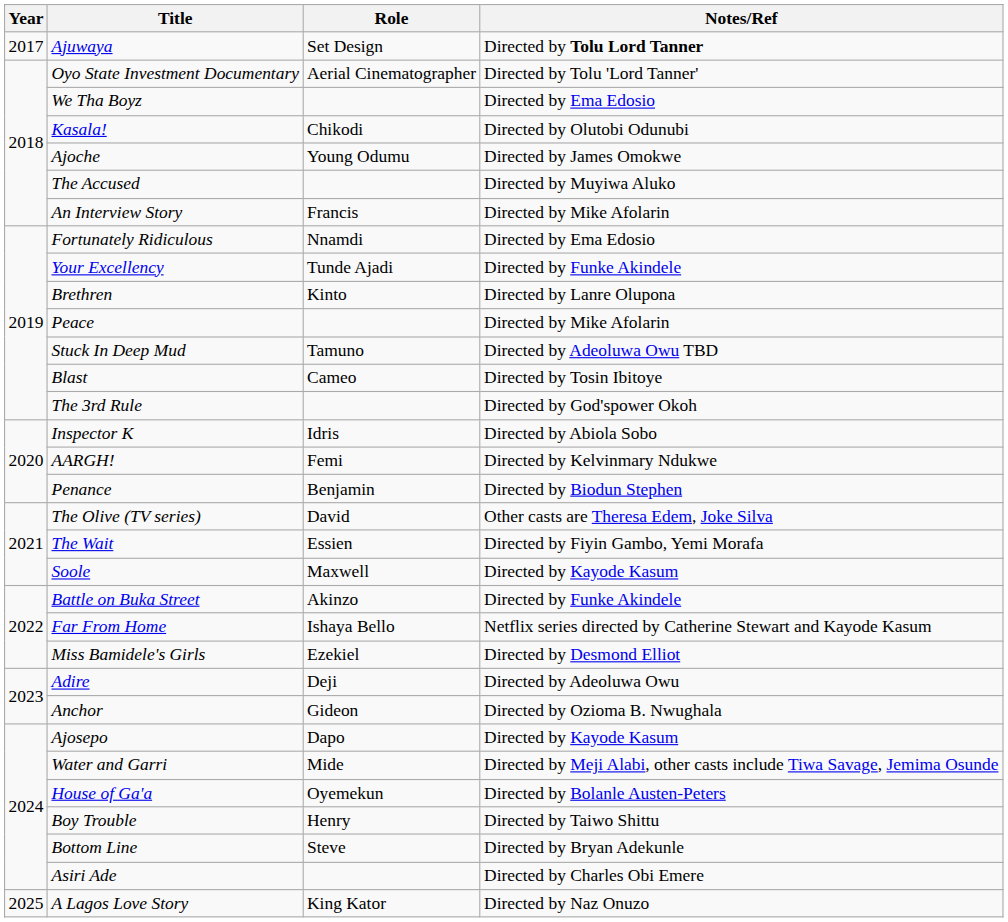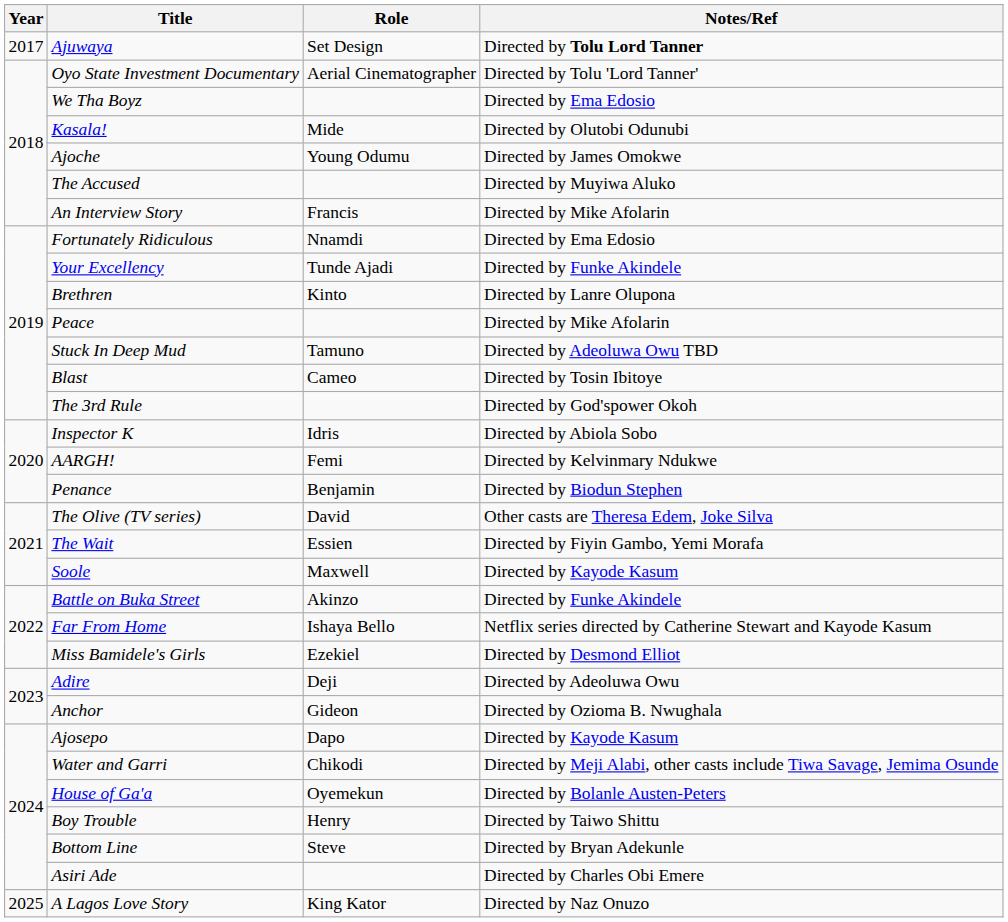(335, 128) Chikodi -> (325, 128) Mide
(325, 765) Mide -> (335, 765) Chikodi
